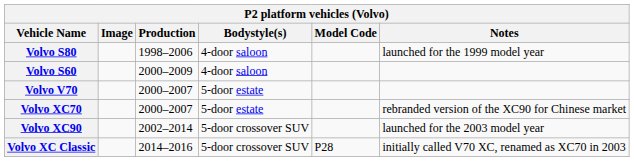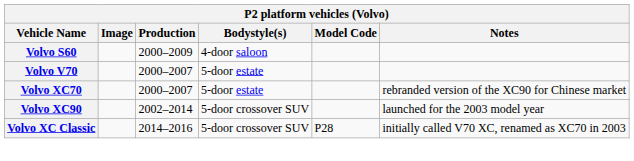- row: (51, 52)
